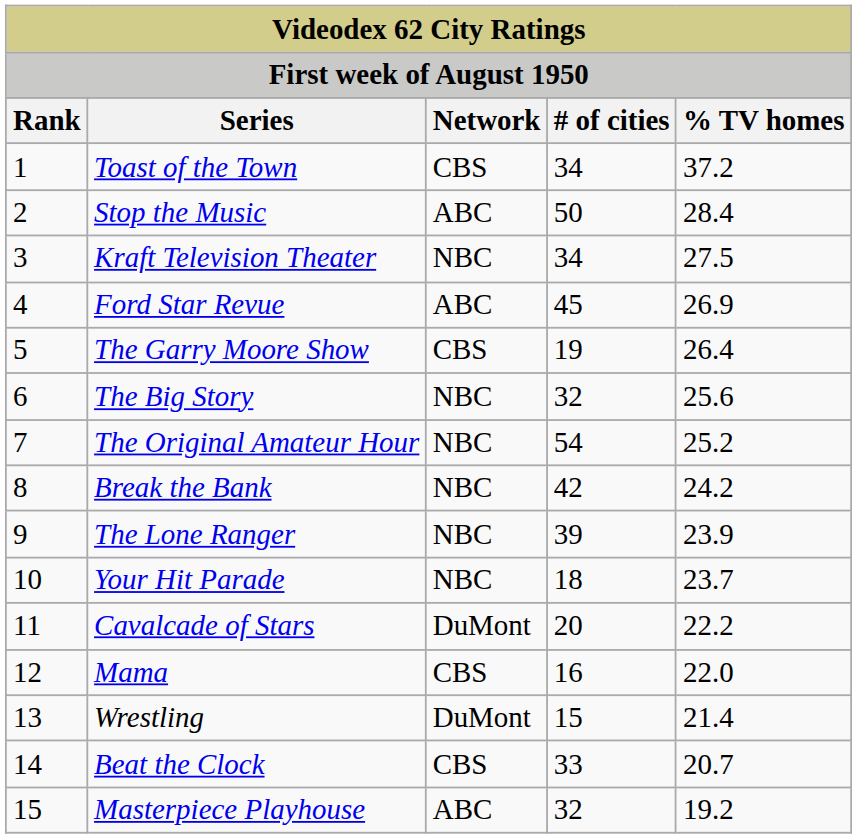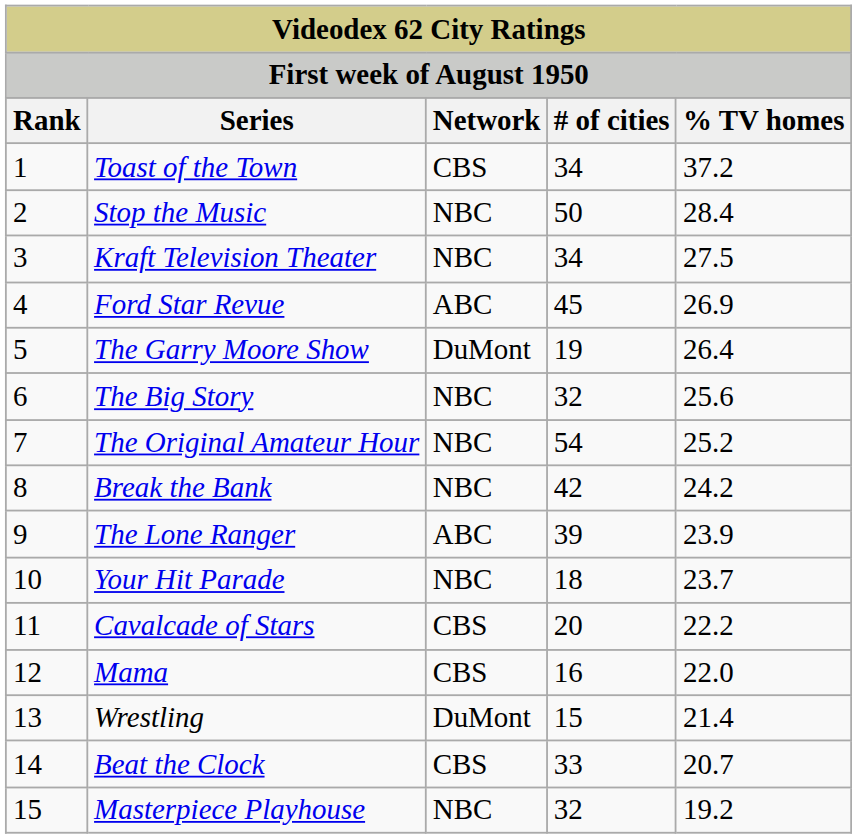(462, 212) ABC -> (462, 212) NBC
(460, 350) CBS -> (482, 350) DuMont
(462, 534) NBC -> (462, 534) ABC
(482, 625) DuMont -> (460, 625) CBS
(462, 809) ABC -> (462, 809) NBC
